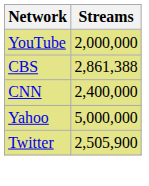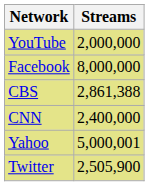+ row: (39, 67)
(106, 117) 5,000,000 -> (109, 142) 5,000,001
